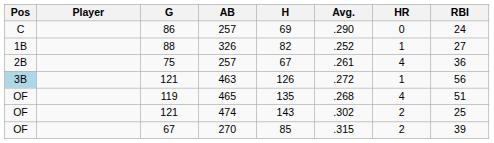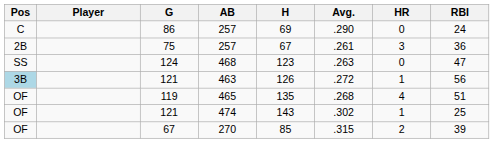- row: (169, 46)
(402, 63) 4 -> (402, 46) 3
+ row: (169, 63)
(402, 113) 2 -> (402, 113) 1
